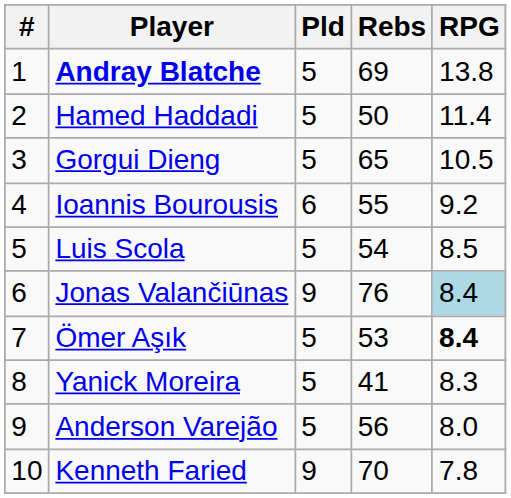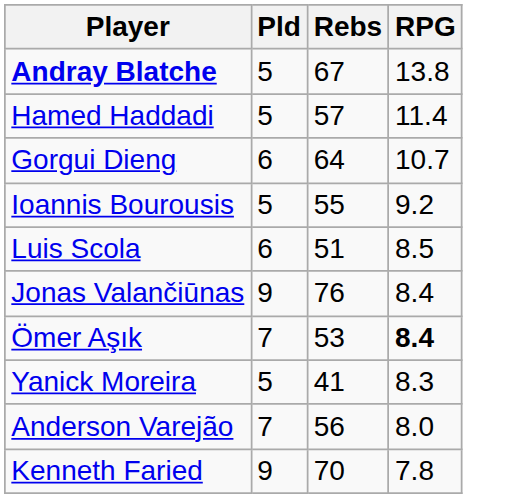- column: (27, 26)
(373, 71) 69 -> (329, 71) 67
(373, 115) 50 -> (329, 115) 57
(309, 159) 5 -> (265, 159) 6
(373, 159) 65 -> (329, 159) 64
(466, 159) 10.5 -> (422, 159) 10.7
(309, 204) 6 -> (265, 204) 5
(309, 248) 5 -> (265, 248) 6
(373, 248) 54 -> (329, 248) 51
(459, 293) lightblue background -> (415, 293) no background
(309, 337) 5 -> (265, 337) 7
(309, 426) 5 -> (265, 426) 7
